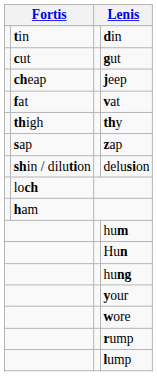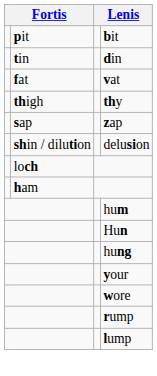+ row: (21, 36)
- row: (22, 58)
- row: (30, 79)
